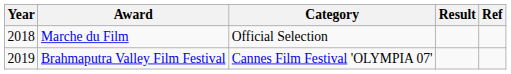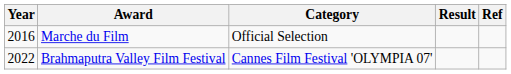(21, 36) 2018 -> (21, 36) 2016
(21, 58) 2019 -> (21, 58) 2022
